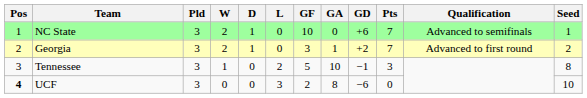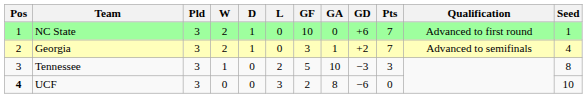(479, 31) Advanced to semifinals -> (479, 31) Advanced to first round
(479, 48) Advanced to first round -> (479, 48) Advanced to semifinals
(568, 48) 2 -> (568, 48) 4
(362, 66) −1 -> (362, 66) −3
